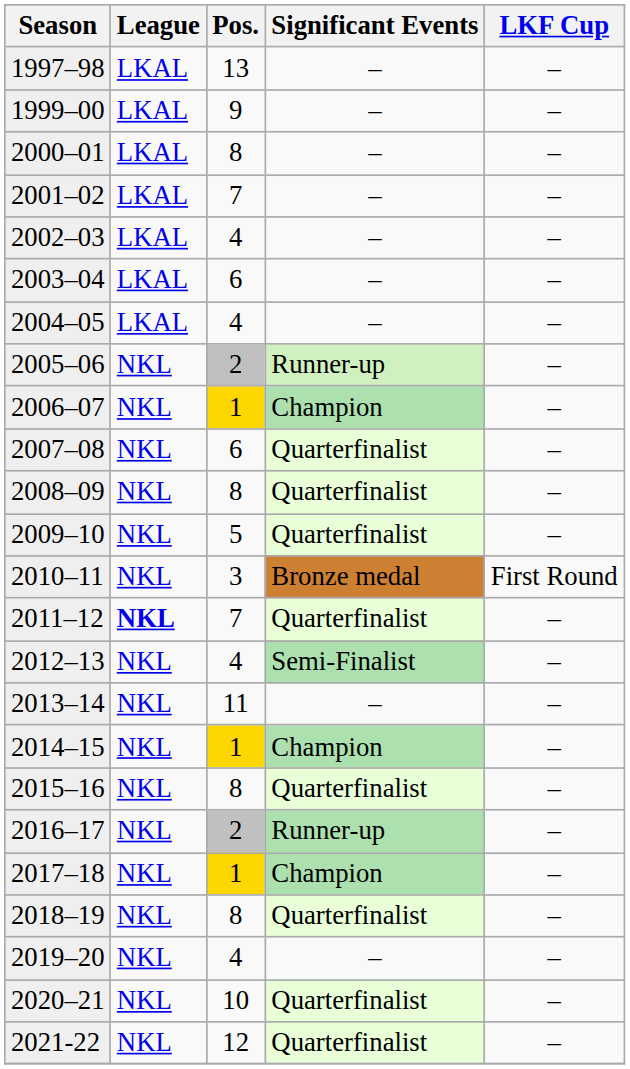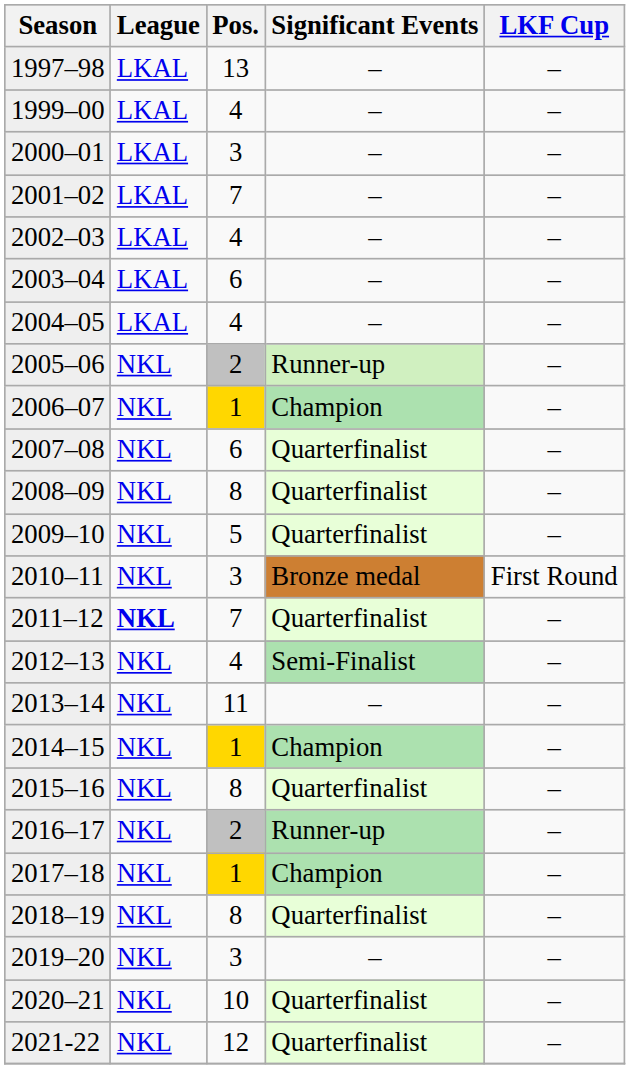(236, 110) 9 -> (236, 110) 4
(236, 152) 8 -> (236, 152) 3
(236, 957) 4 -> (236, 957) 3
